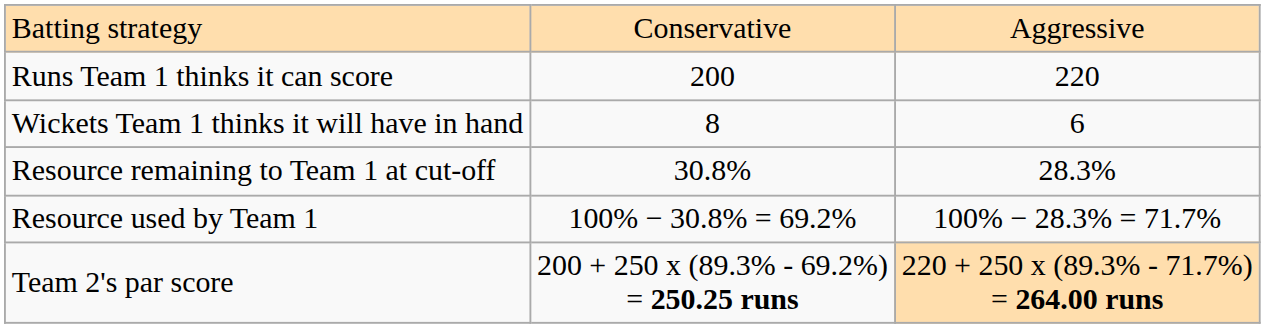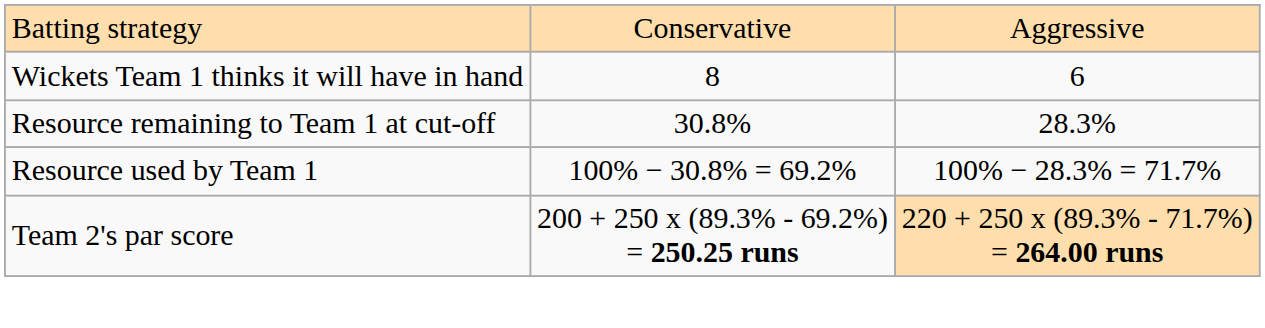- row: (202, 75)
